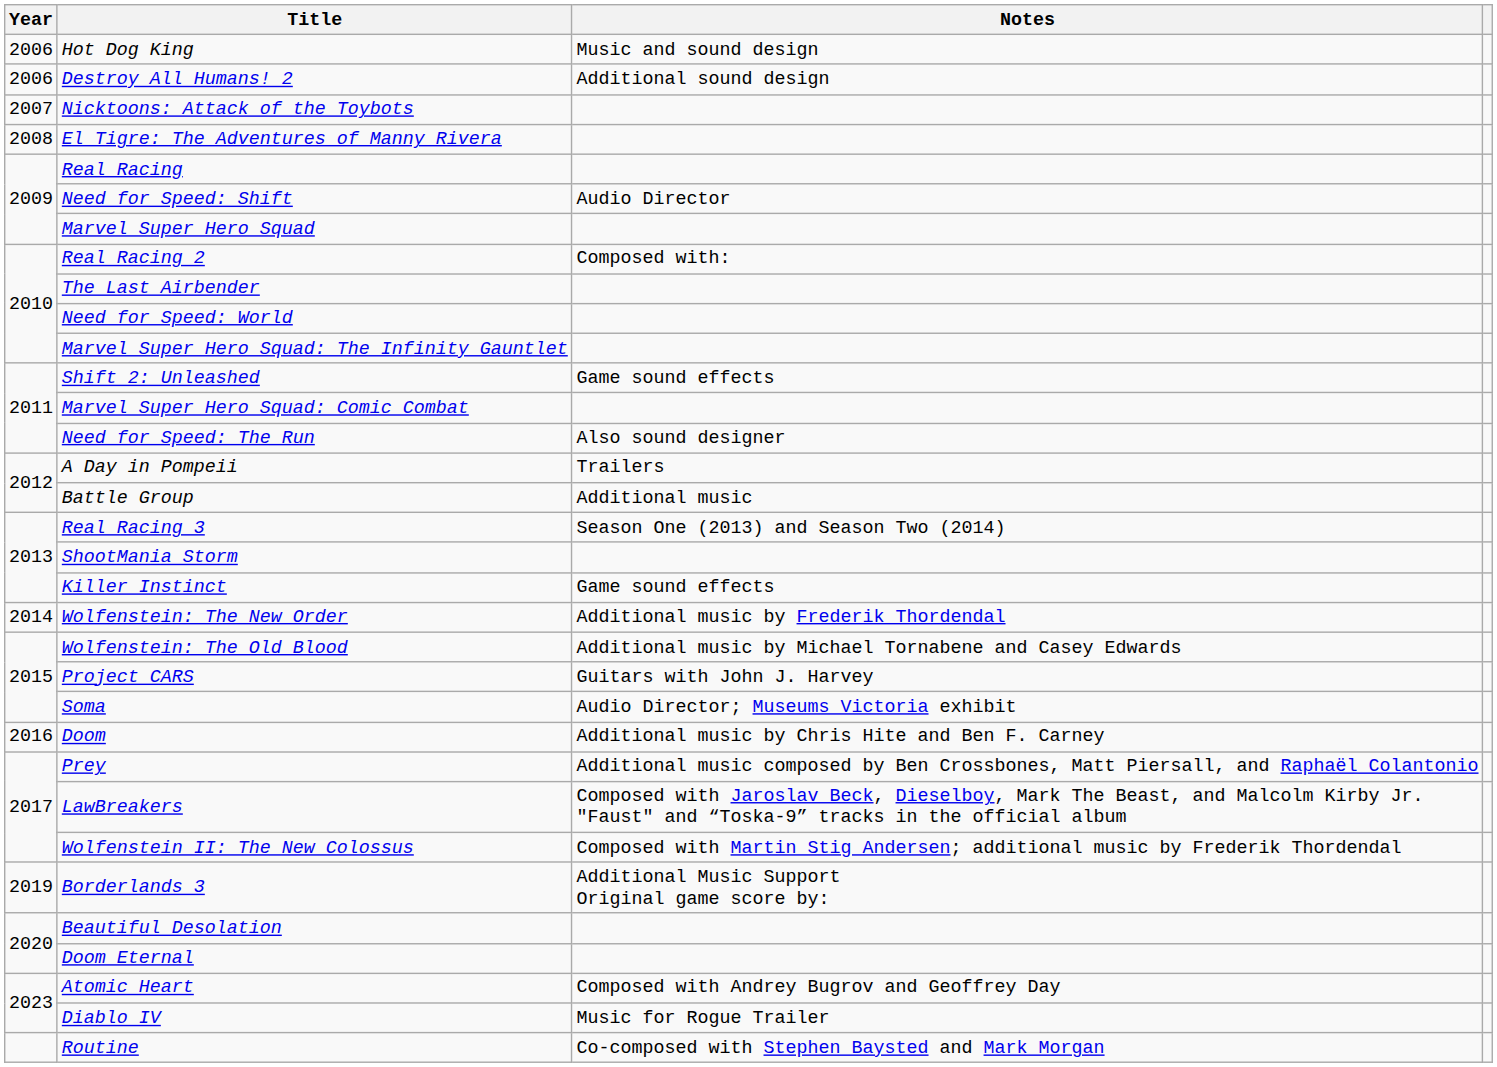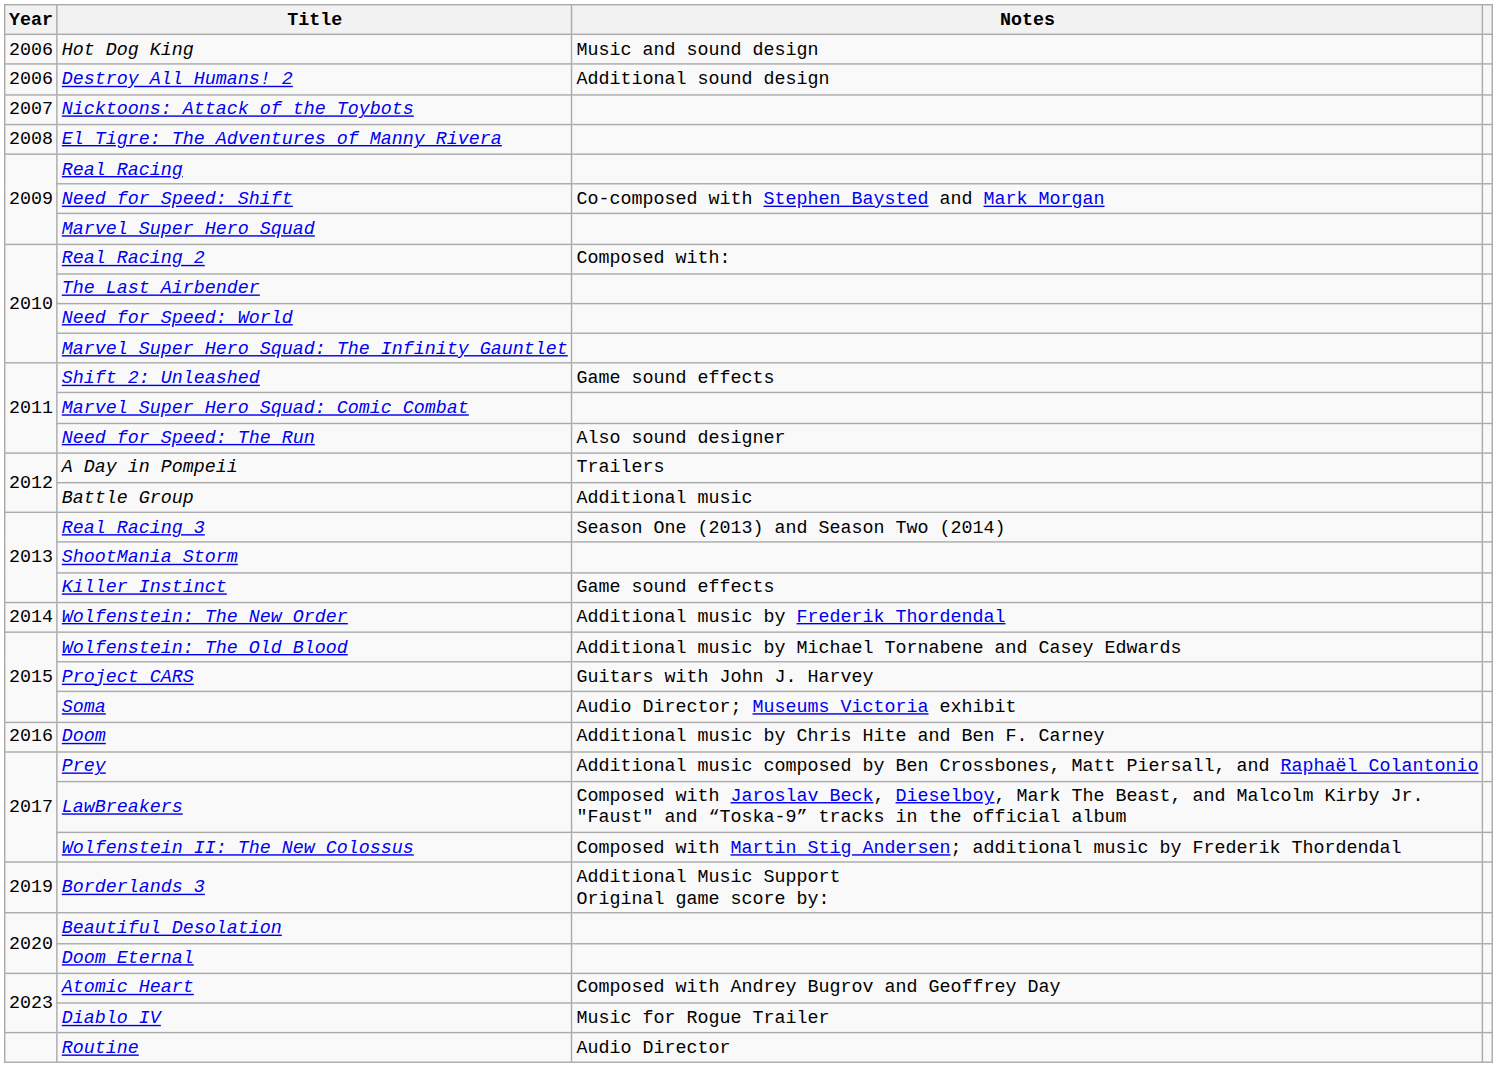(654, 199) Audio Director -> (841, 199) Co-composed with Stephen Baysted and Mark Morgan
(841, 1048) Co-composed with Stephen Baysted and Mark Morgan -> (654, 1048) Audio Director
